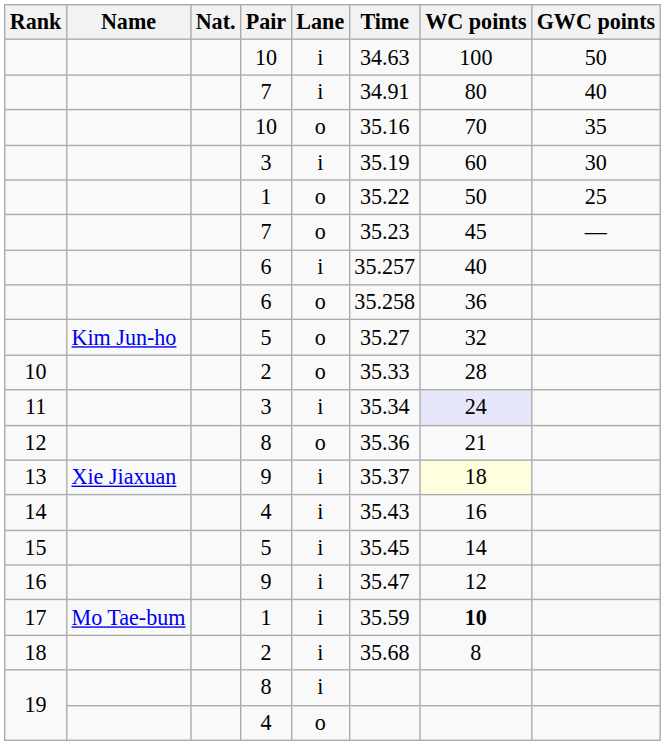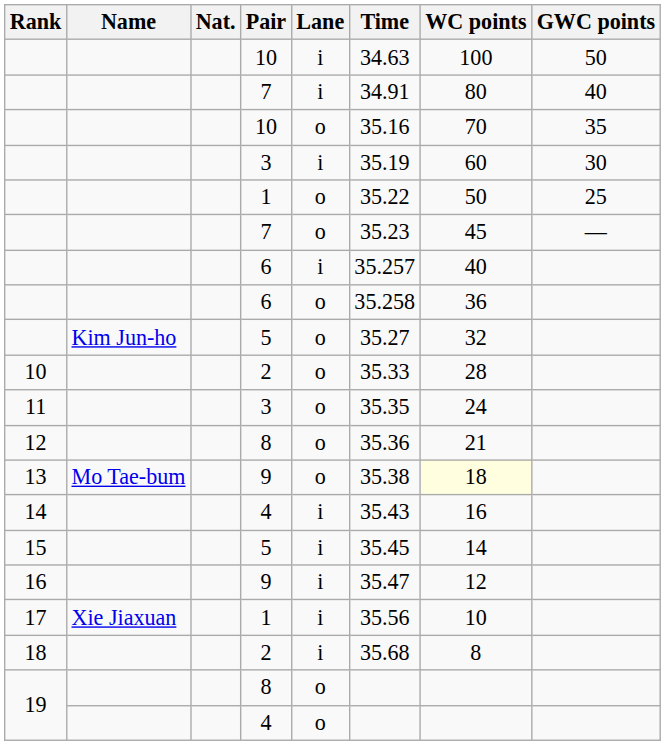(320, 407) i -> (320, 407) o
(385, 407) 35.34 -> (385, 407) 35.35
(476, 407) lavender background -> (476, 407) no background
(124, 477) Xie Jiaxuan -> (128, 477) Mo Tae-bum
(320, 477) i -> (320, 477) o
(385, 477) 35.37 -> (385, 477) 35.38
(128, 617) Mo Tae-bum -> (124, 617) Xie Jiaxuan
(385, 617) 35.59 -> (385, 617) 35.56
(476, 617) bold -> (476, 617) normal
(320, 687) i -> (320, 687) o
